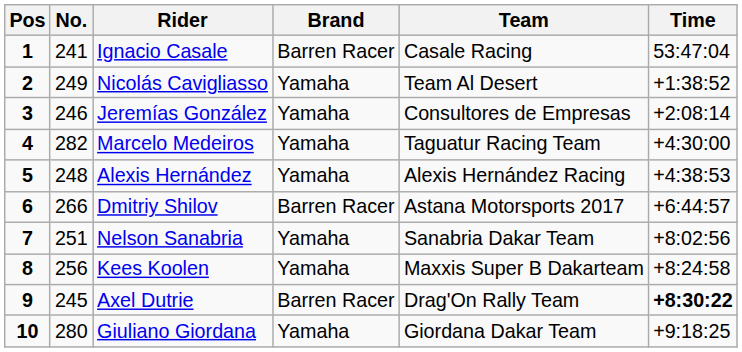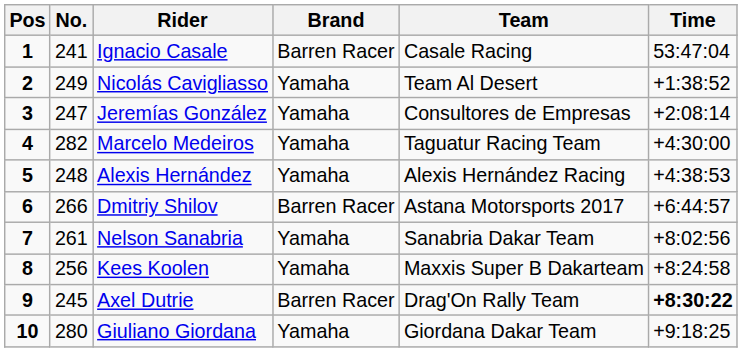(71, 113) 246 -> (71, 113) 247
(71, 237) 251 -> (71, 237) 261
